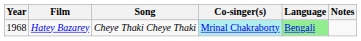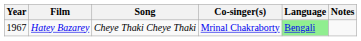(17, 28) 1968 -> (17, 28) 1967
(240, 28) paleturquoise background -> (240, 28) no background
